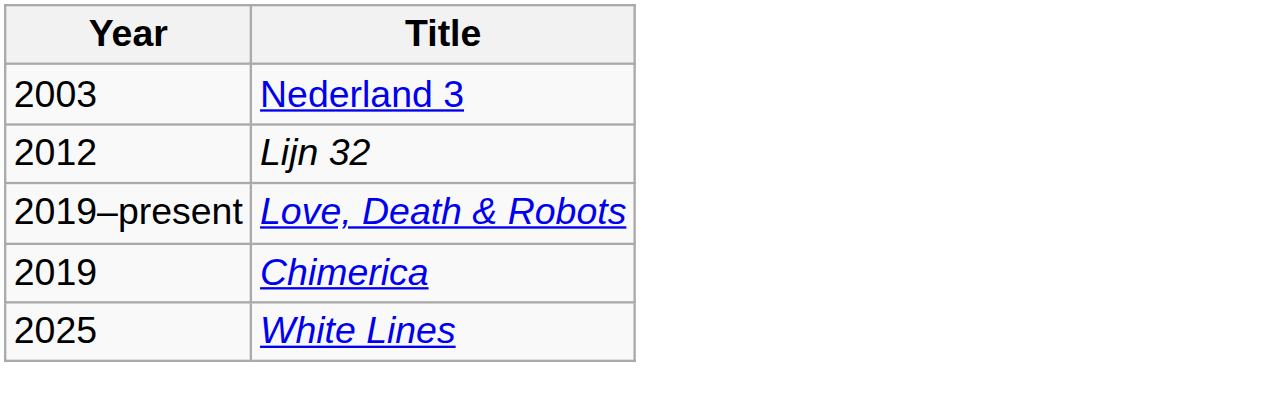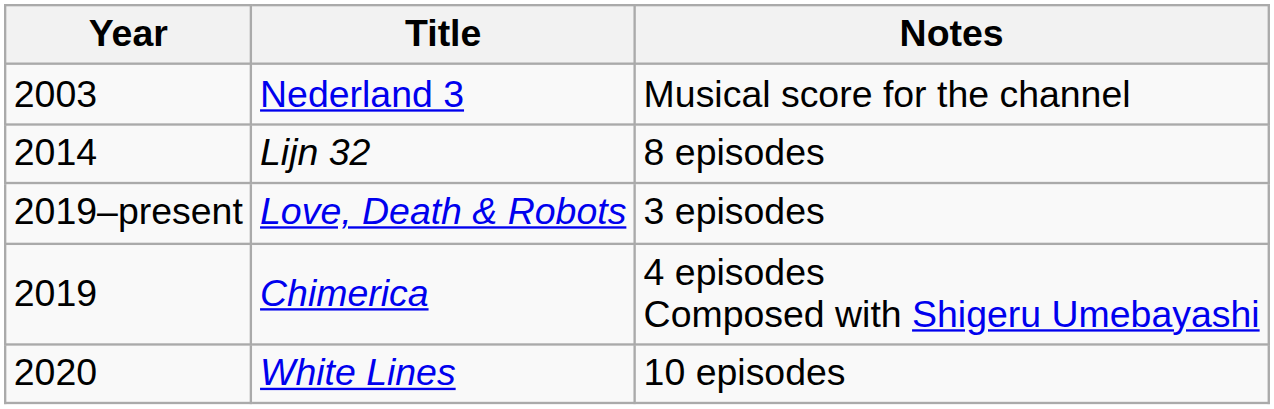+ column: (952, 34)
(55, 152) 2012 -> (55, 152) 2014
(55, 331) 2025 -> (55, 373) 2020
